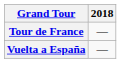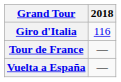+ row: (46, 31)
